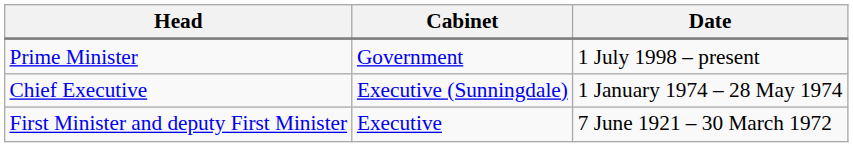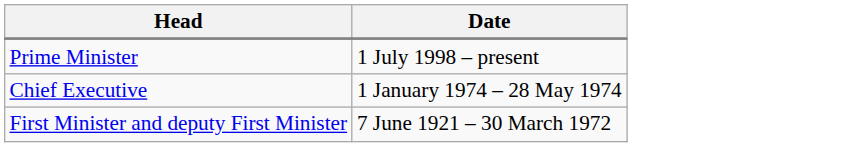- column: (462, 21)
